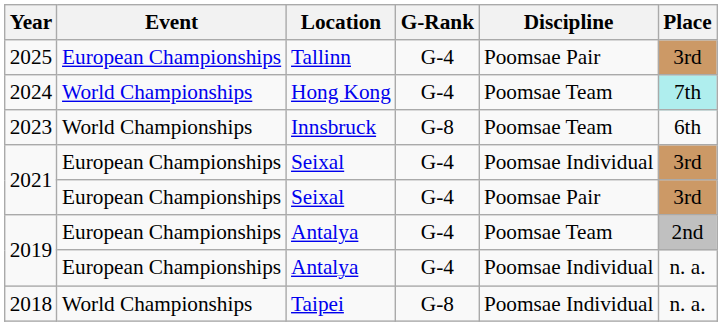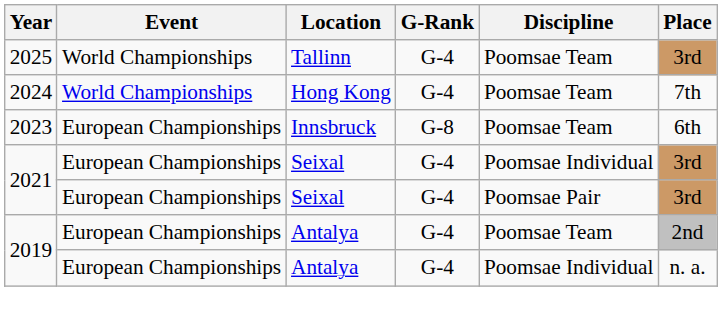(172, 57) European Championships -> (157, 57) World Championships
(542, 57) Poomsae Pair -> (548, 57) Poomsae Team
(687, 92) paleturquoise background -> (687, 92) no background
(157, 127) World Championships -> (172, 127) European Championships
- row: (31, 302)
